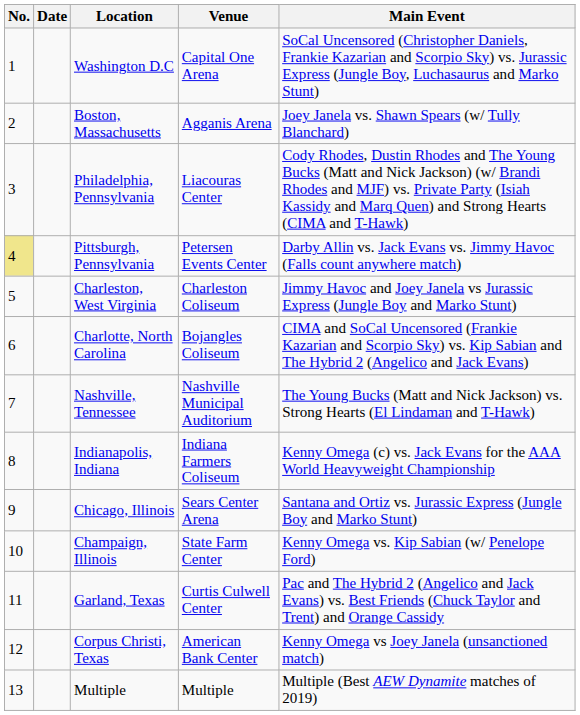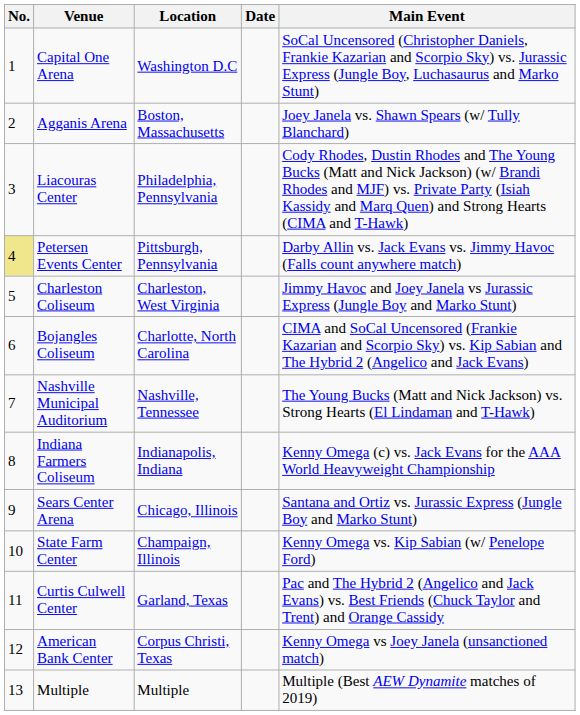columns swapped: (52, 16) <-> (229, 16)
